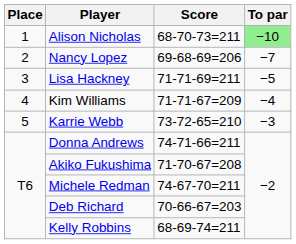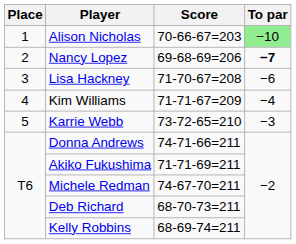(199, 36) 68-70-73=211 -> (199, 36) 70-66-67=203
(268, 57) normal -> (268, 57) bold
(199, 79) 71-71-69=211 -> (199, 79) 71-70-67=208
(268, 79) −5 -> (268, 79) −6
(199, 164) 71-70-67=208 -> (199, 164) 71-71-69=211
(199, 206) 70-66-67=203 -> (199, 206) 68-70-73=211
